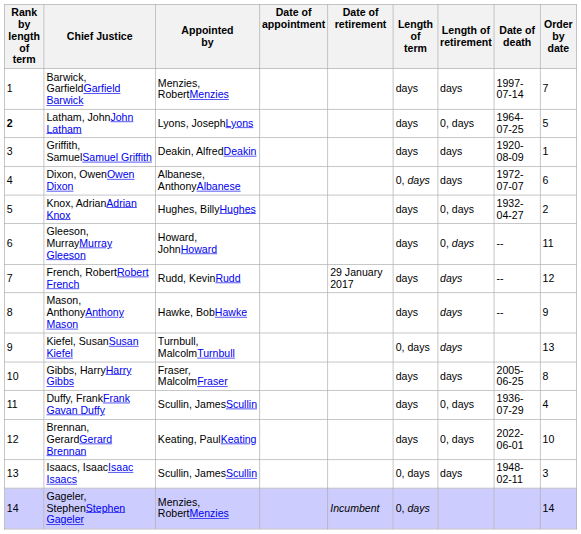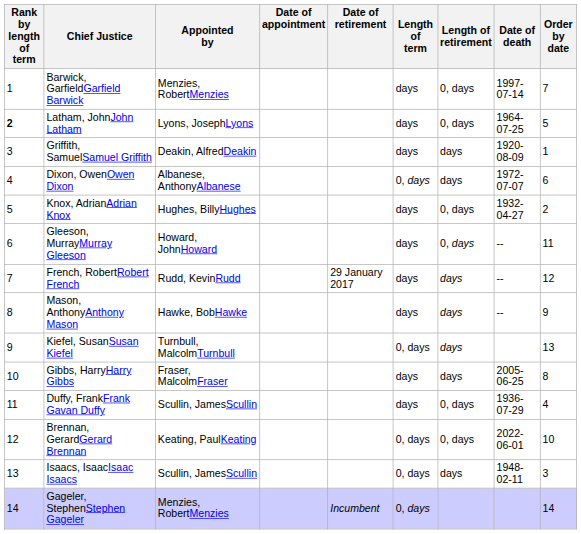(451, 89) days -> (457, 89) 0, days
(407, 439) days -> (413, 439) 0, days
